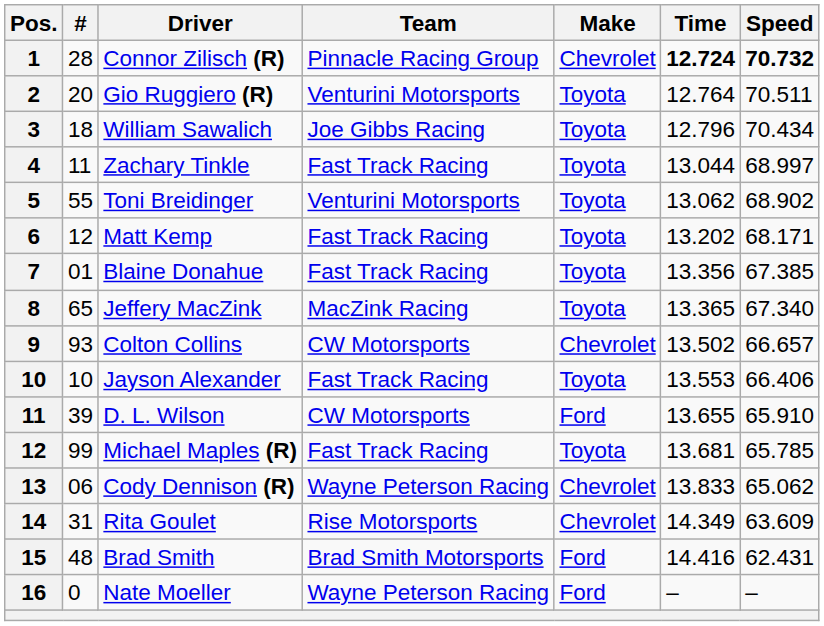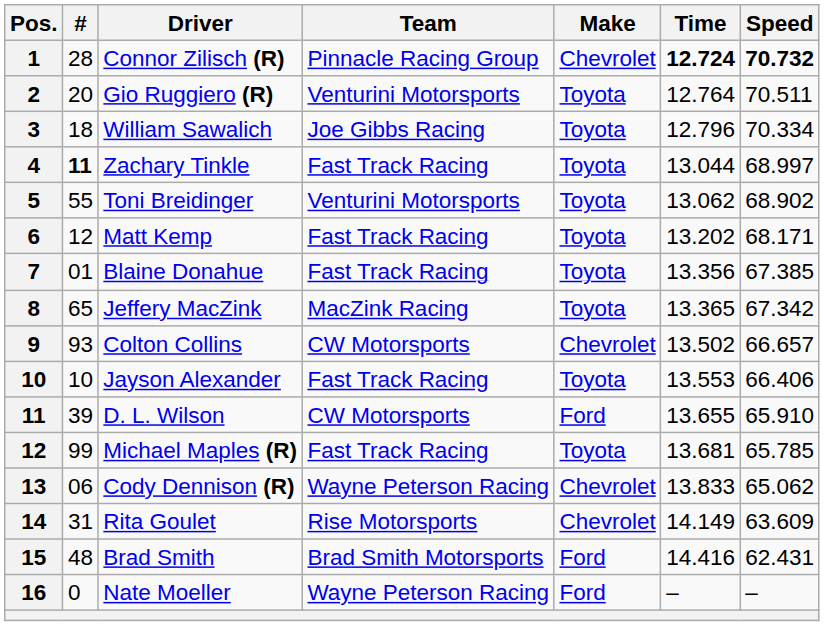(780, 130) 70.434 -> (780, 130) 70.334
(80, 165) normal -> (80, 165) bold
(780, 308) 67.340 -> (780, 308) 67.342
(701, 521) 14.349 -> (701, 521) 14.149
